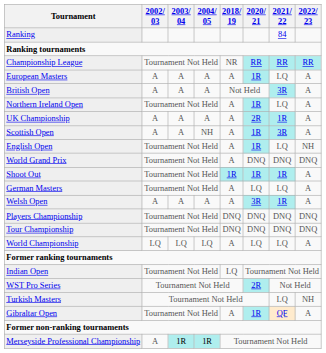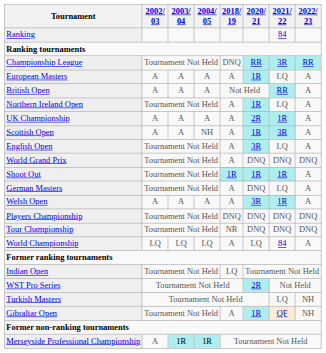(232, 62) NR -> (232, 62) DNQ
(282, 62) RR -> (282, 62) 3R
(282, 90) 3R -> (282, 90) RR
(256, 146) 1R -> (256, 146) 3R
(308, 146) NH -> (308, 146) A
(256, 187) LQ -> (256, 187) DNQ
(232, 229) DNQ -> (232, 229) NR
(282, 243) LQ -> (282, 243) 84
(308, 313) A -> (308, 313) NH
